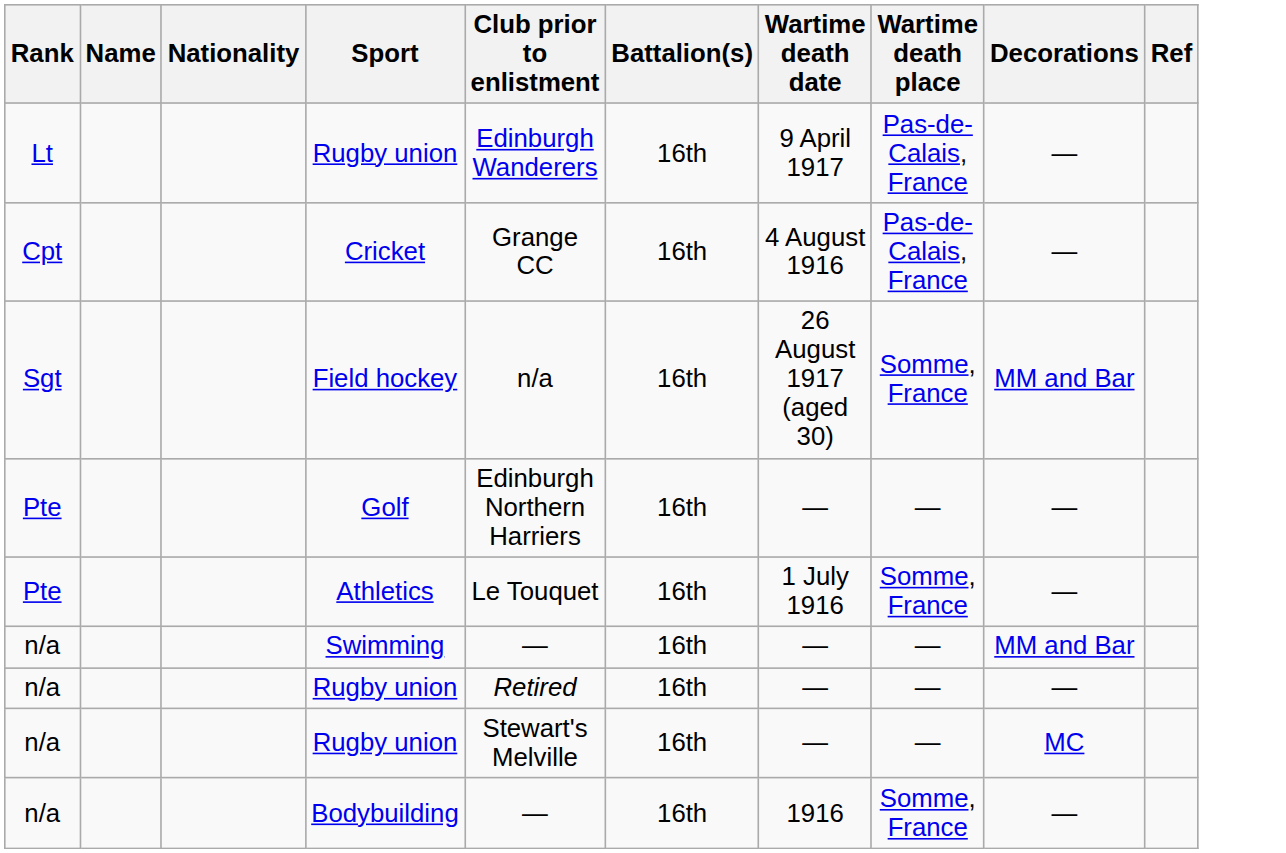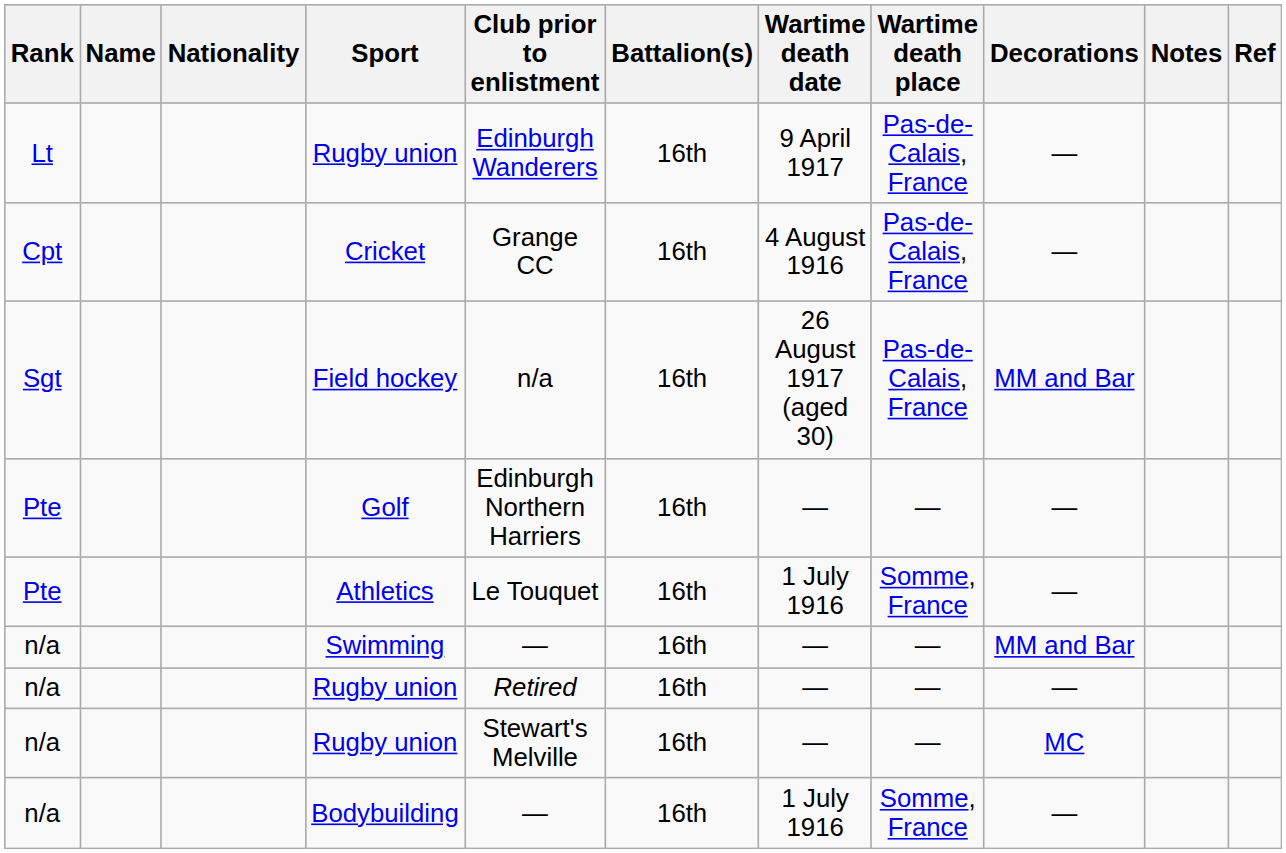+ column: (1186, 53)
(928, 379) Somme, France -> (928, 379) Pas-de-Calais, France
(815, 812) 1916 -> (815, 812) 1 July 1916
